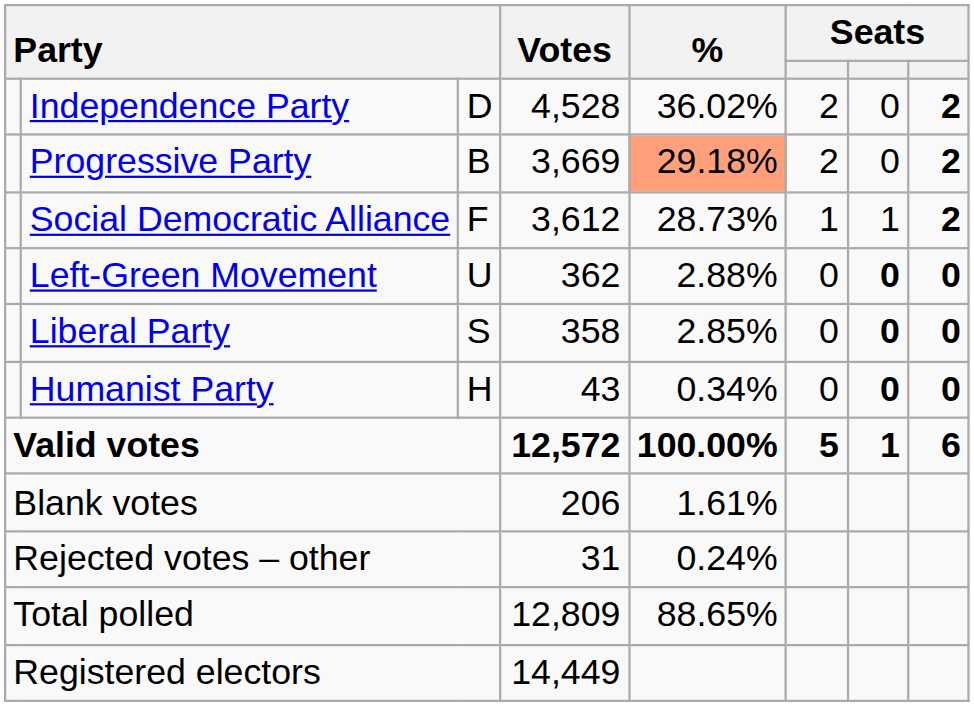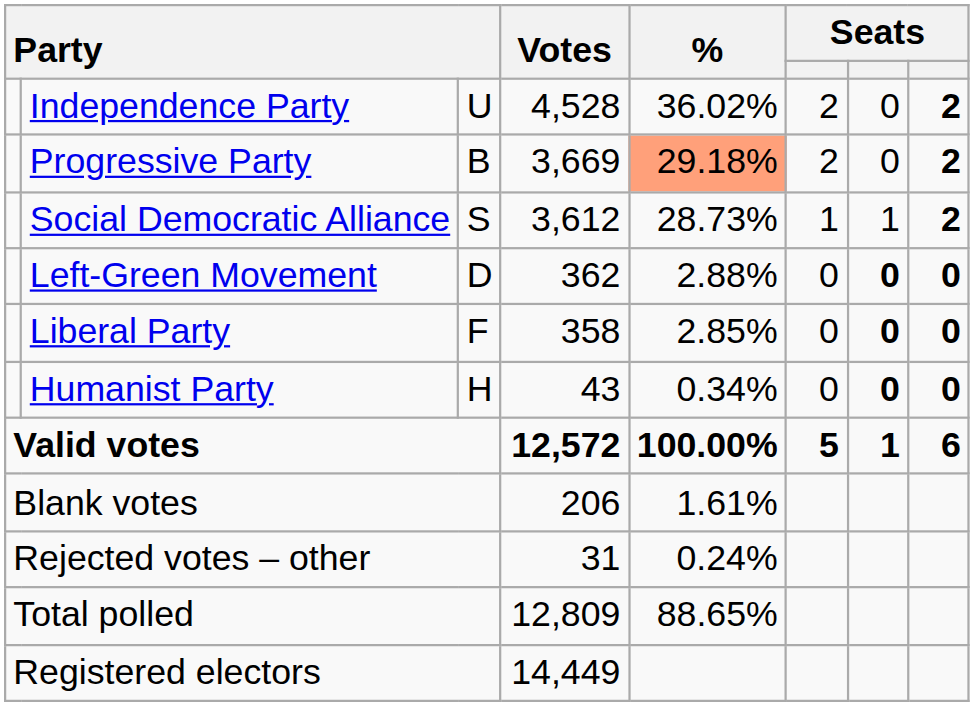(480, 105) D -> (480, 105) U
(478, 218) F -> (479, 218) S
(480, 275) U -> (480, 275) D
(479, 332) S -> (478, 332) F
